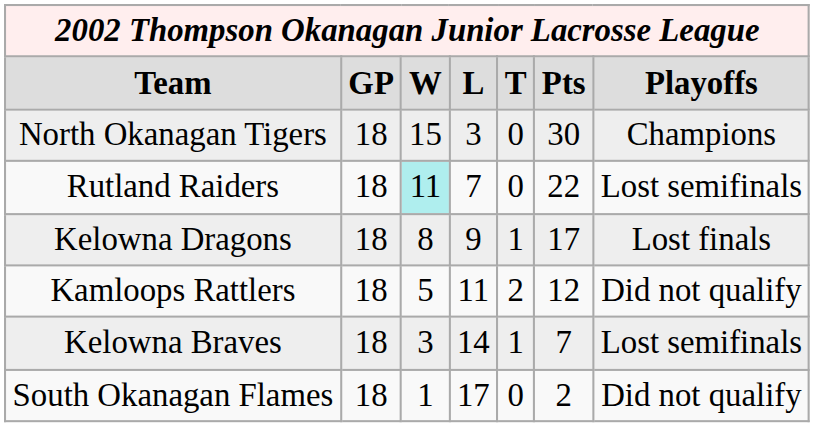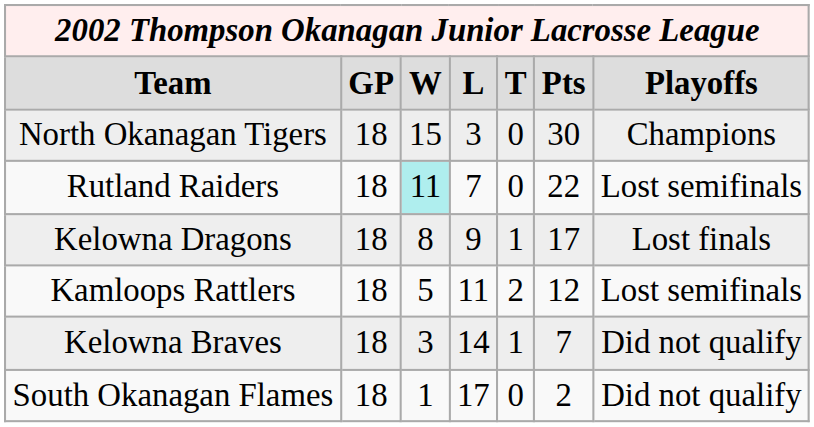(701, 290) Did not qualify -> (701, 290) Lost semifinals
(701, 342) Lost semifinals -> (701, 342) Did not qualify
